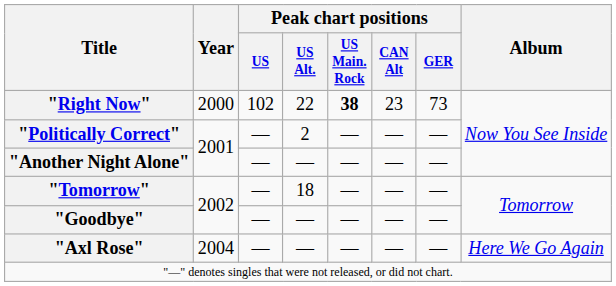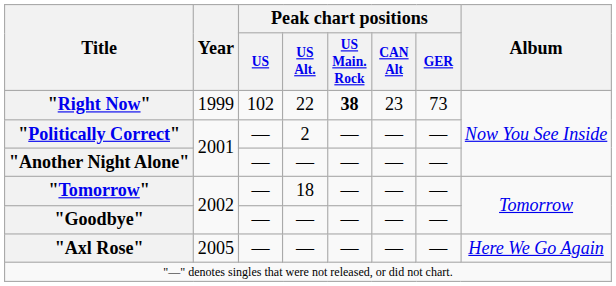(216, 104) 2000 -> (216, 104) 1999
(216, 248) 2004 -> (216, 248) 2005
